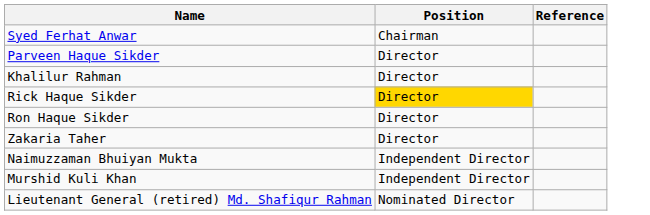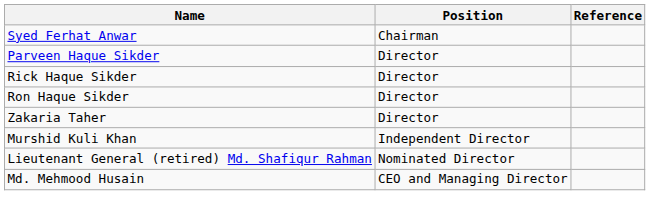- row: (64, 76)
(408, 97) gold background -> (408, 76) no background
- row: (102, 159)
+ row: (76, 179)
